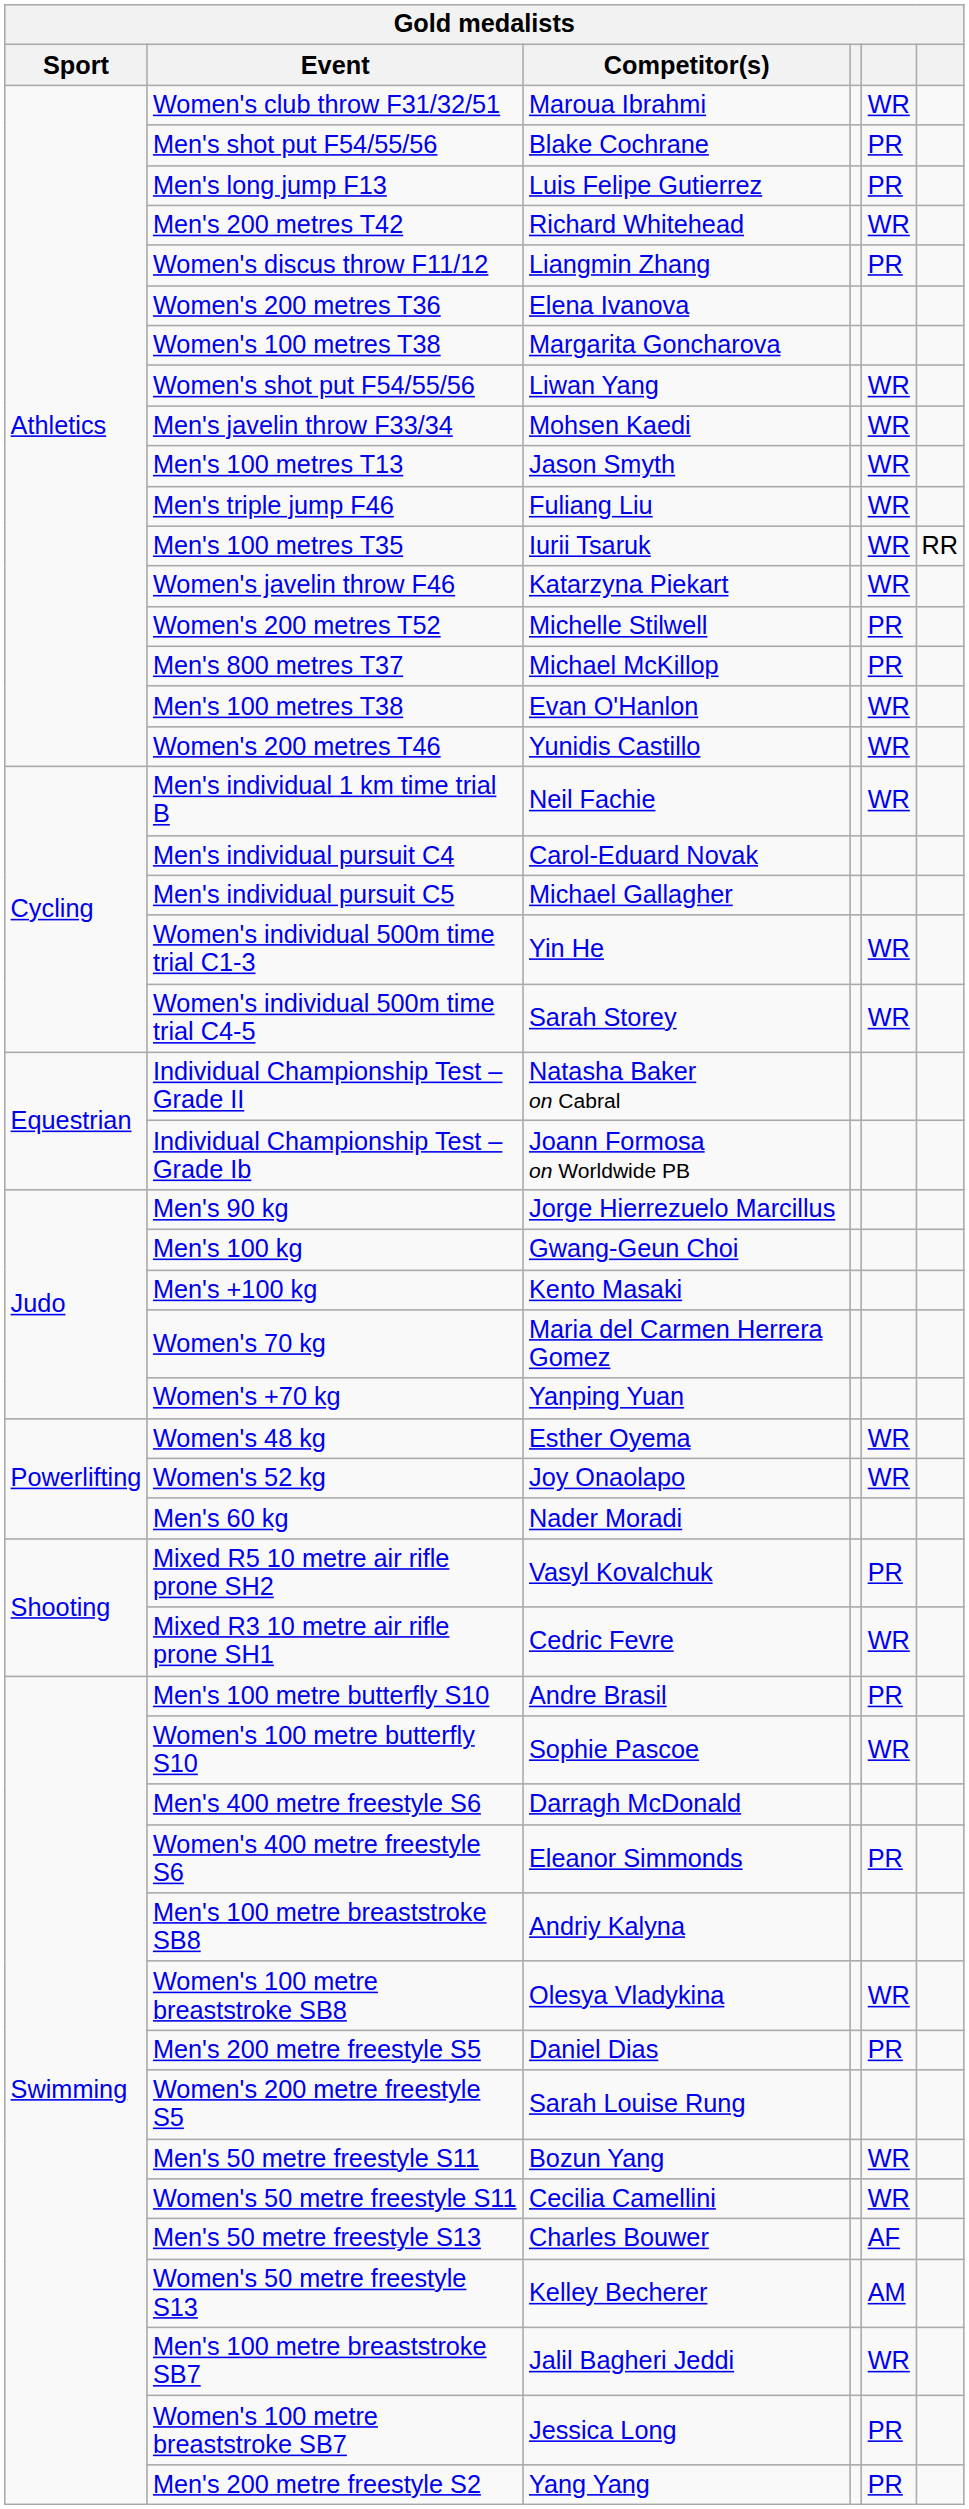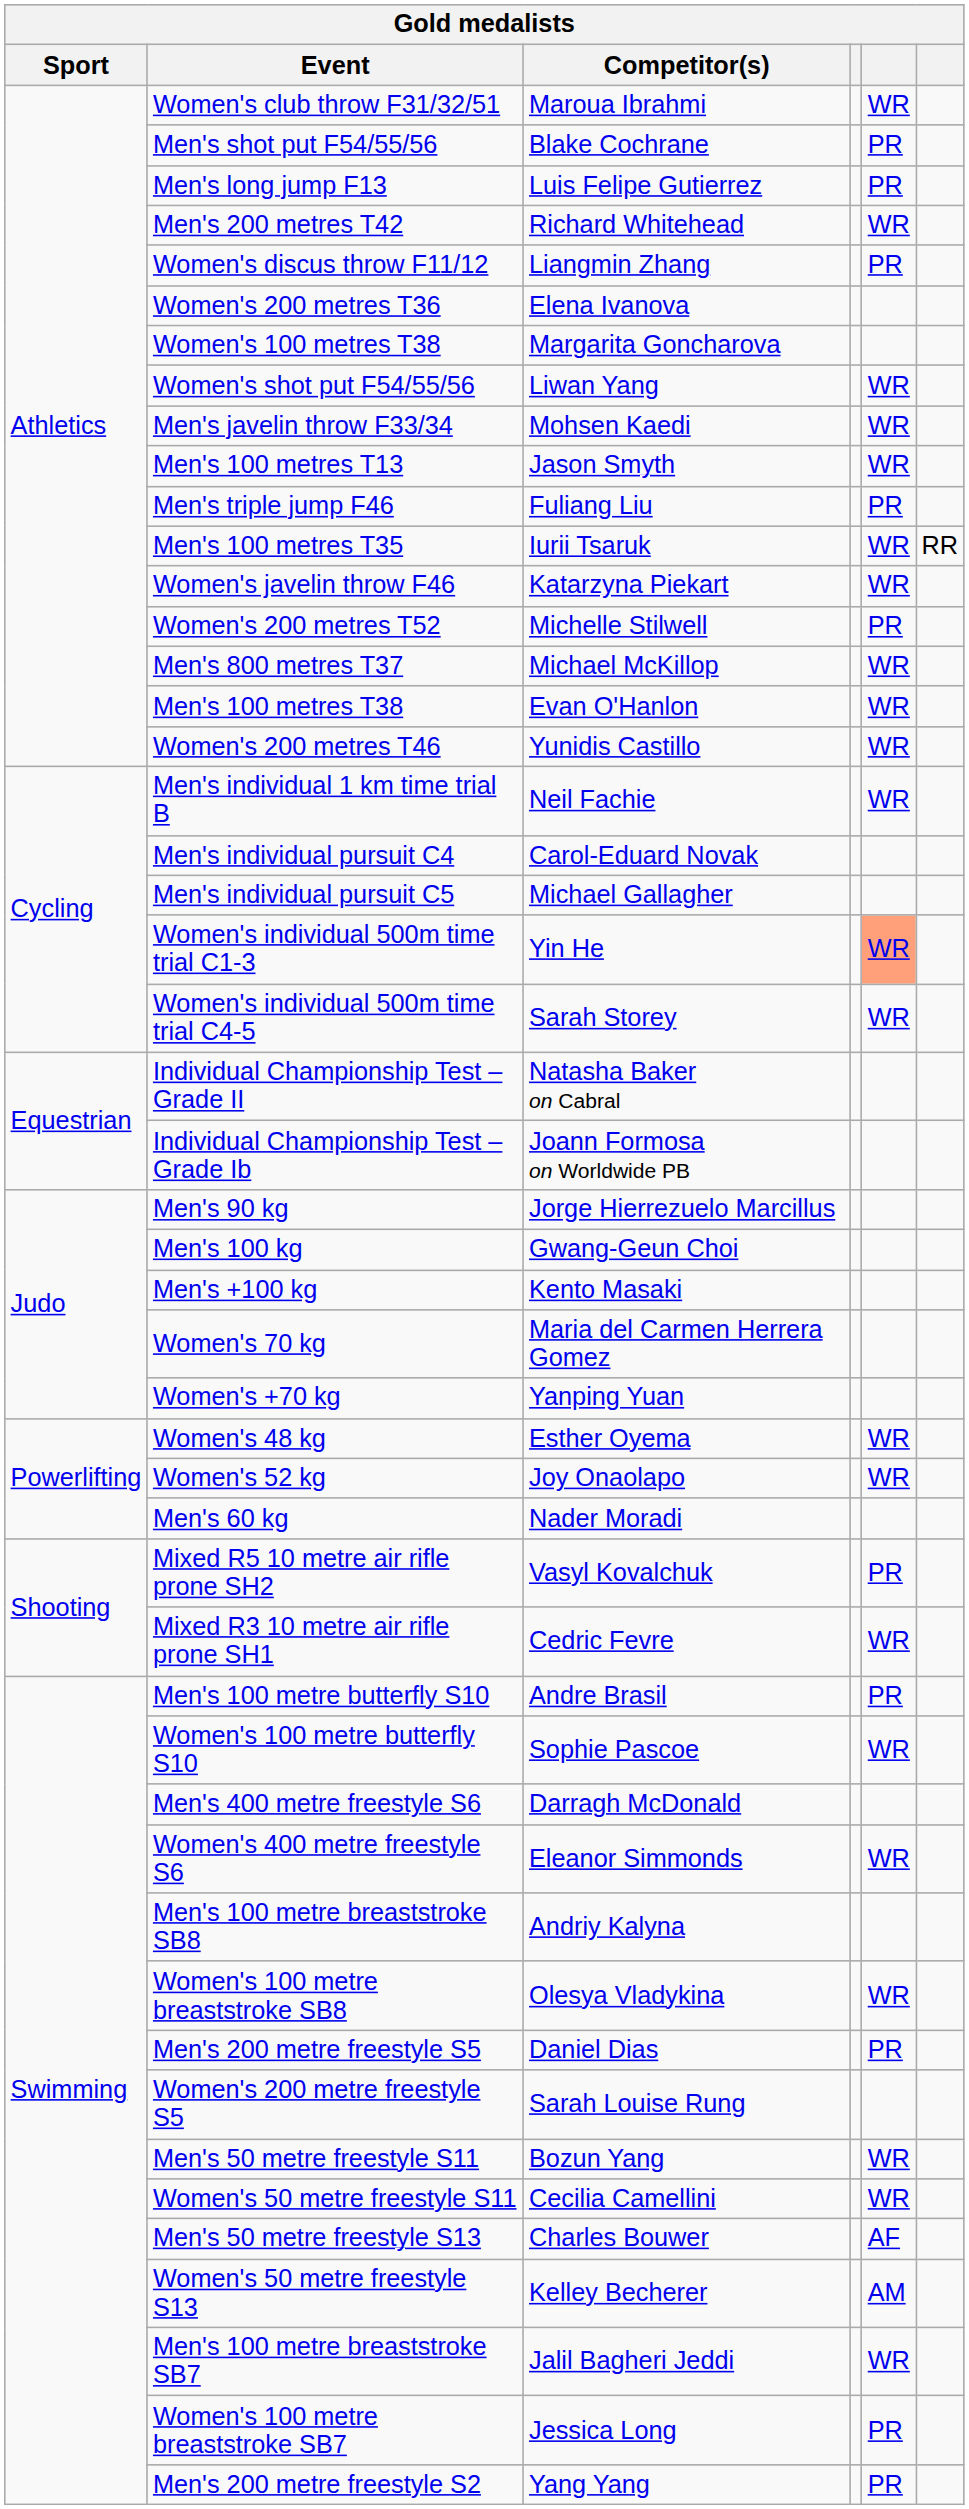(889, 505) WR -> (885, 505) PR
(885, 666) PR -> (889, 666) WR
(889, 949) no background -> (889, 949) lightsalmon background
(885, 1858) PR -> (889, 1858) WR
